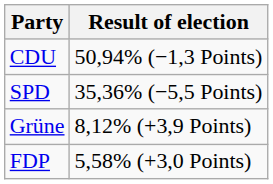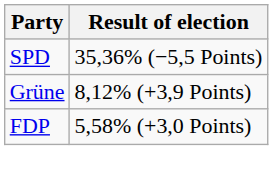- row: (33, 56)
